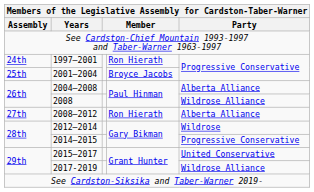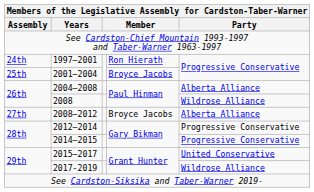(136, 114) Ron Hierath -> (141, 114) Broyce Jacobs
(201, 127) Wildrose -> (240, 127) Progressive Conservative
